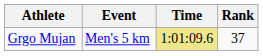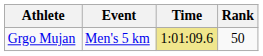(238, 39) 37 -> (238, 39) 50
